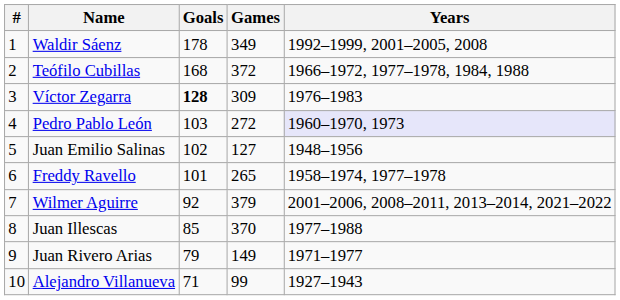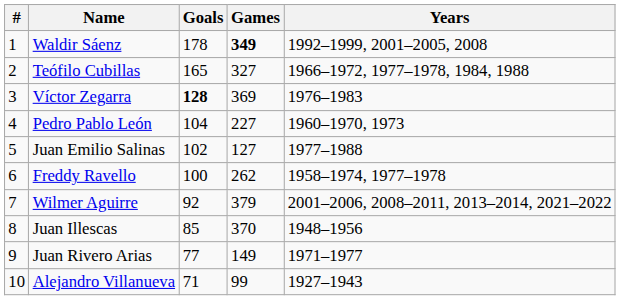(244, 44) normal -> (244, 44) bold
(195, 70) 168 -> (195, 70) 165
(244, 70) 372 -> (244, 70) 327
(244, 96) 309 -> (244, 96) 369
(195, 123) 103 -> (195, 123) 104
(244, 123) 272 -> (244, 123) 227
(346, 123) lavender background -> (346, 123) no background
(325, 149) 1948–1956 -> (325, 149) 1977–1988
(195, 176) 101 -> (195, 176) 100
(244, 176) 265 -> (244, 176) 262
(325, 228) 1977–1988 -> (325, 228) 1948–1956
(191, 255) 79 -> (191, 255) 77
